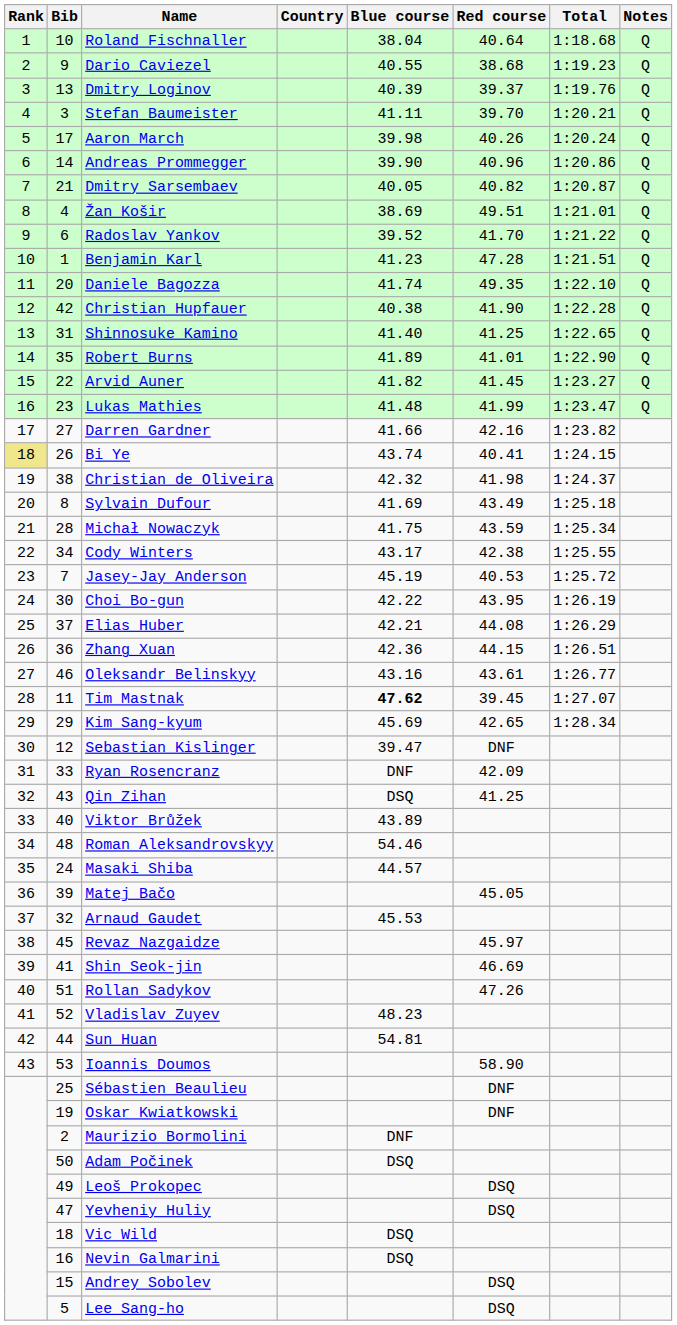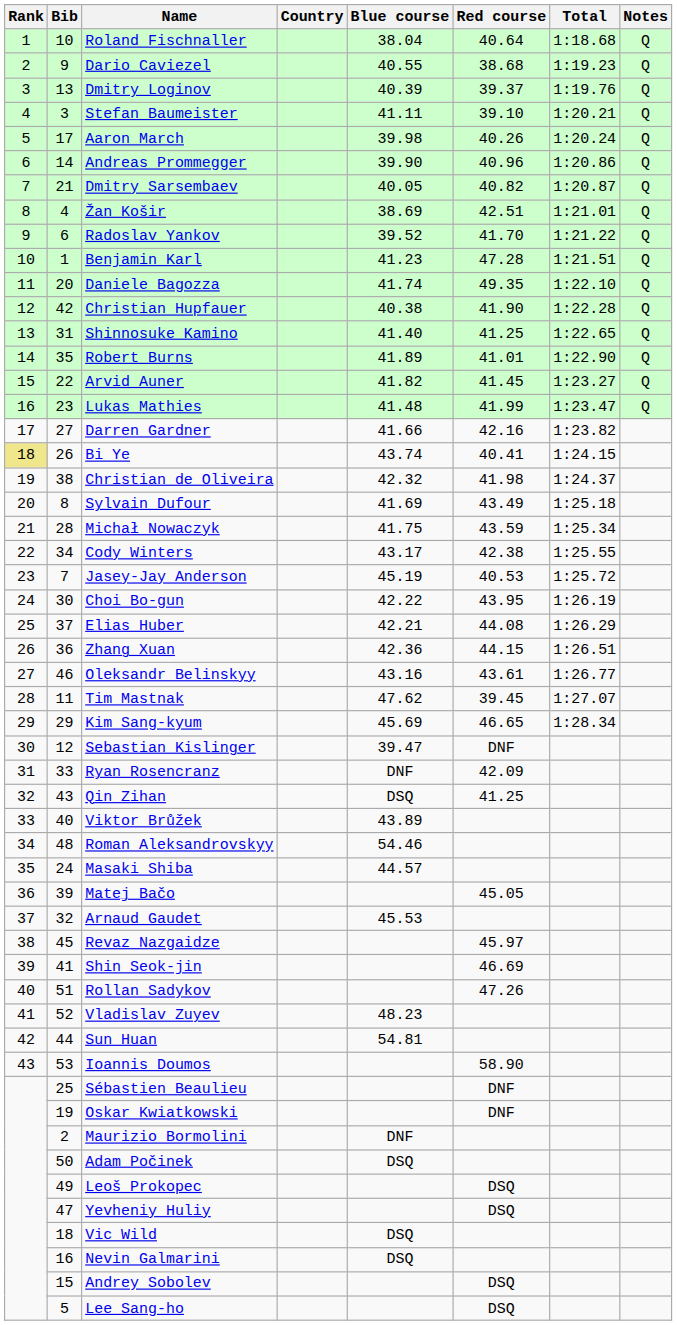(501, 114) 39.70 -> (501, 114) 39.10
(501, 212) 49.51 -> (501, 212) 42.51
(400, 699) bold -> (400, 699) normal
(501, 723) 42.65 -> (501, 723) 46.65
